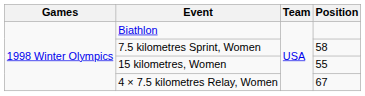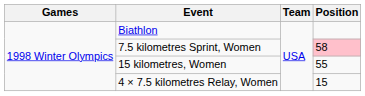(322, 47) no background -> (322, 47) pink background
(322, 82) 67 -> (322, 82) 15
